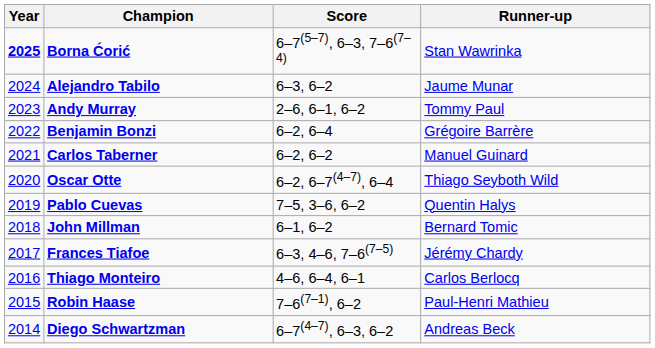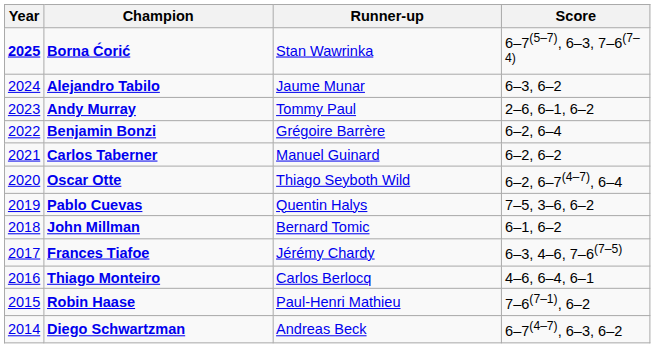columns swapped: (535, 16) <-> (347, 16)
